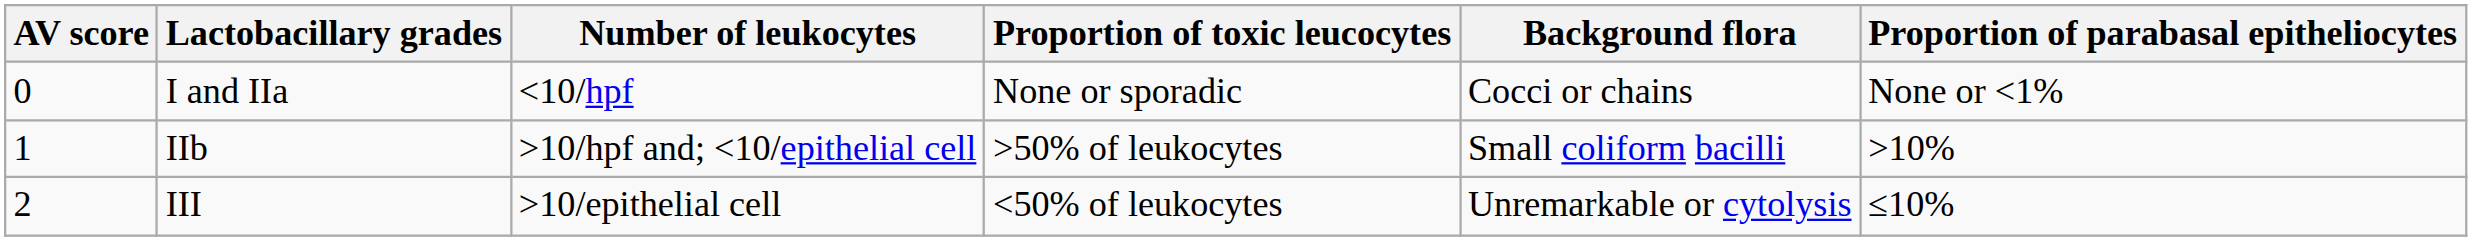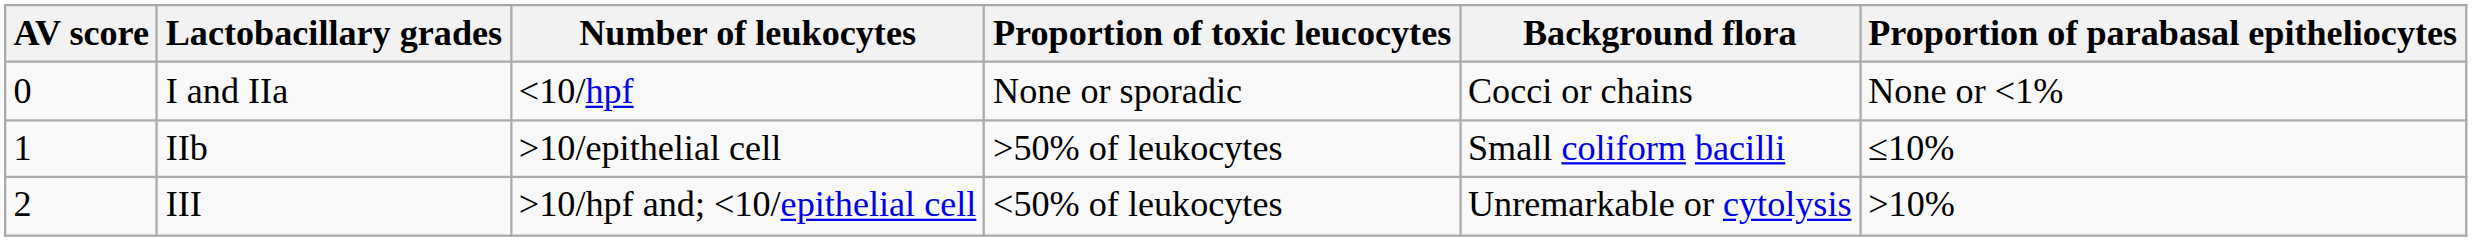(748, 147) >10/hpf and; <10/epithelial cell -> (650, 147) >10/epithelial cell
(1912, 147) >10% -> (1911, 147) ≤10%
(650, 205) >10/epithelial cell -> (748, 205) >10/hpf and; <10/epithelial cell
(1911, 205) ≤10% -> (1912, 205) >10%
